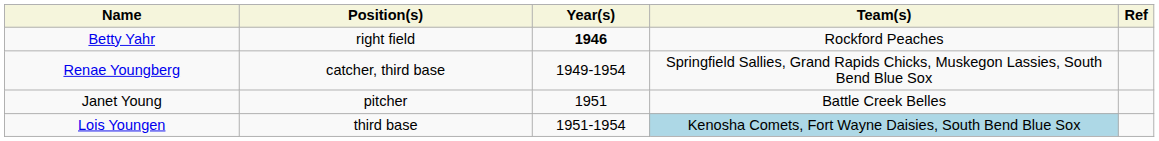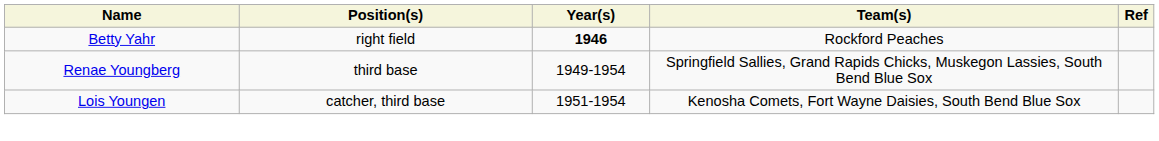(386, 70) catcher, third base -> (386, 70) third base
- row: (122, 101)
(386, 124) third base -> (386, 101) catcher, third base
(884, 124) lightblue background -> (884, 101) no background
